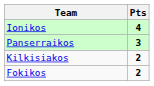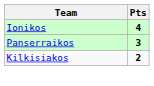- row: (26, 73)
